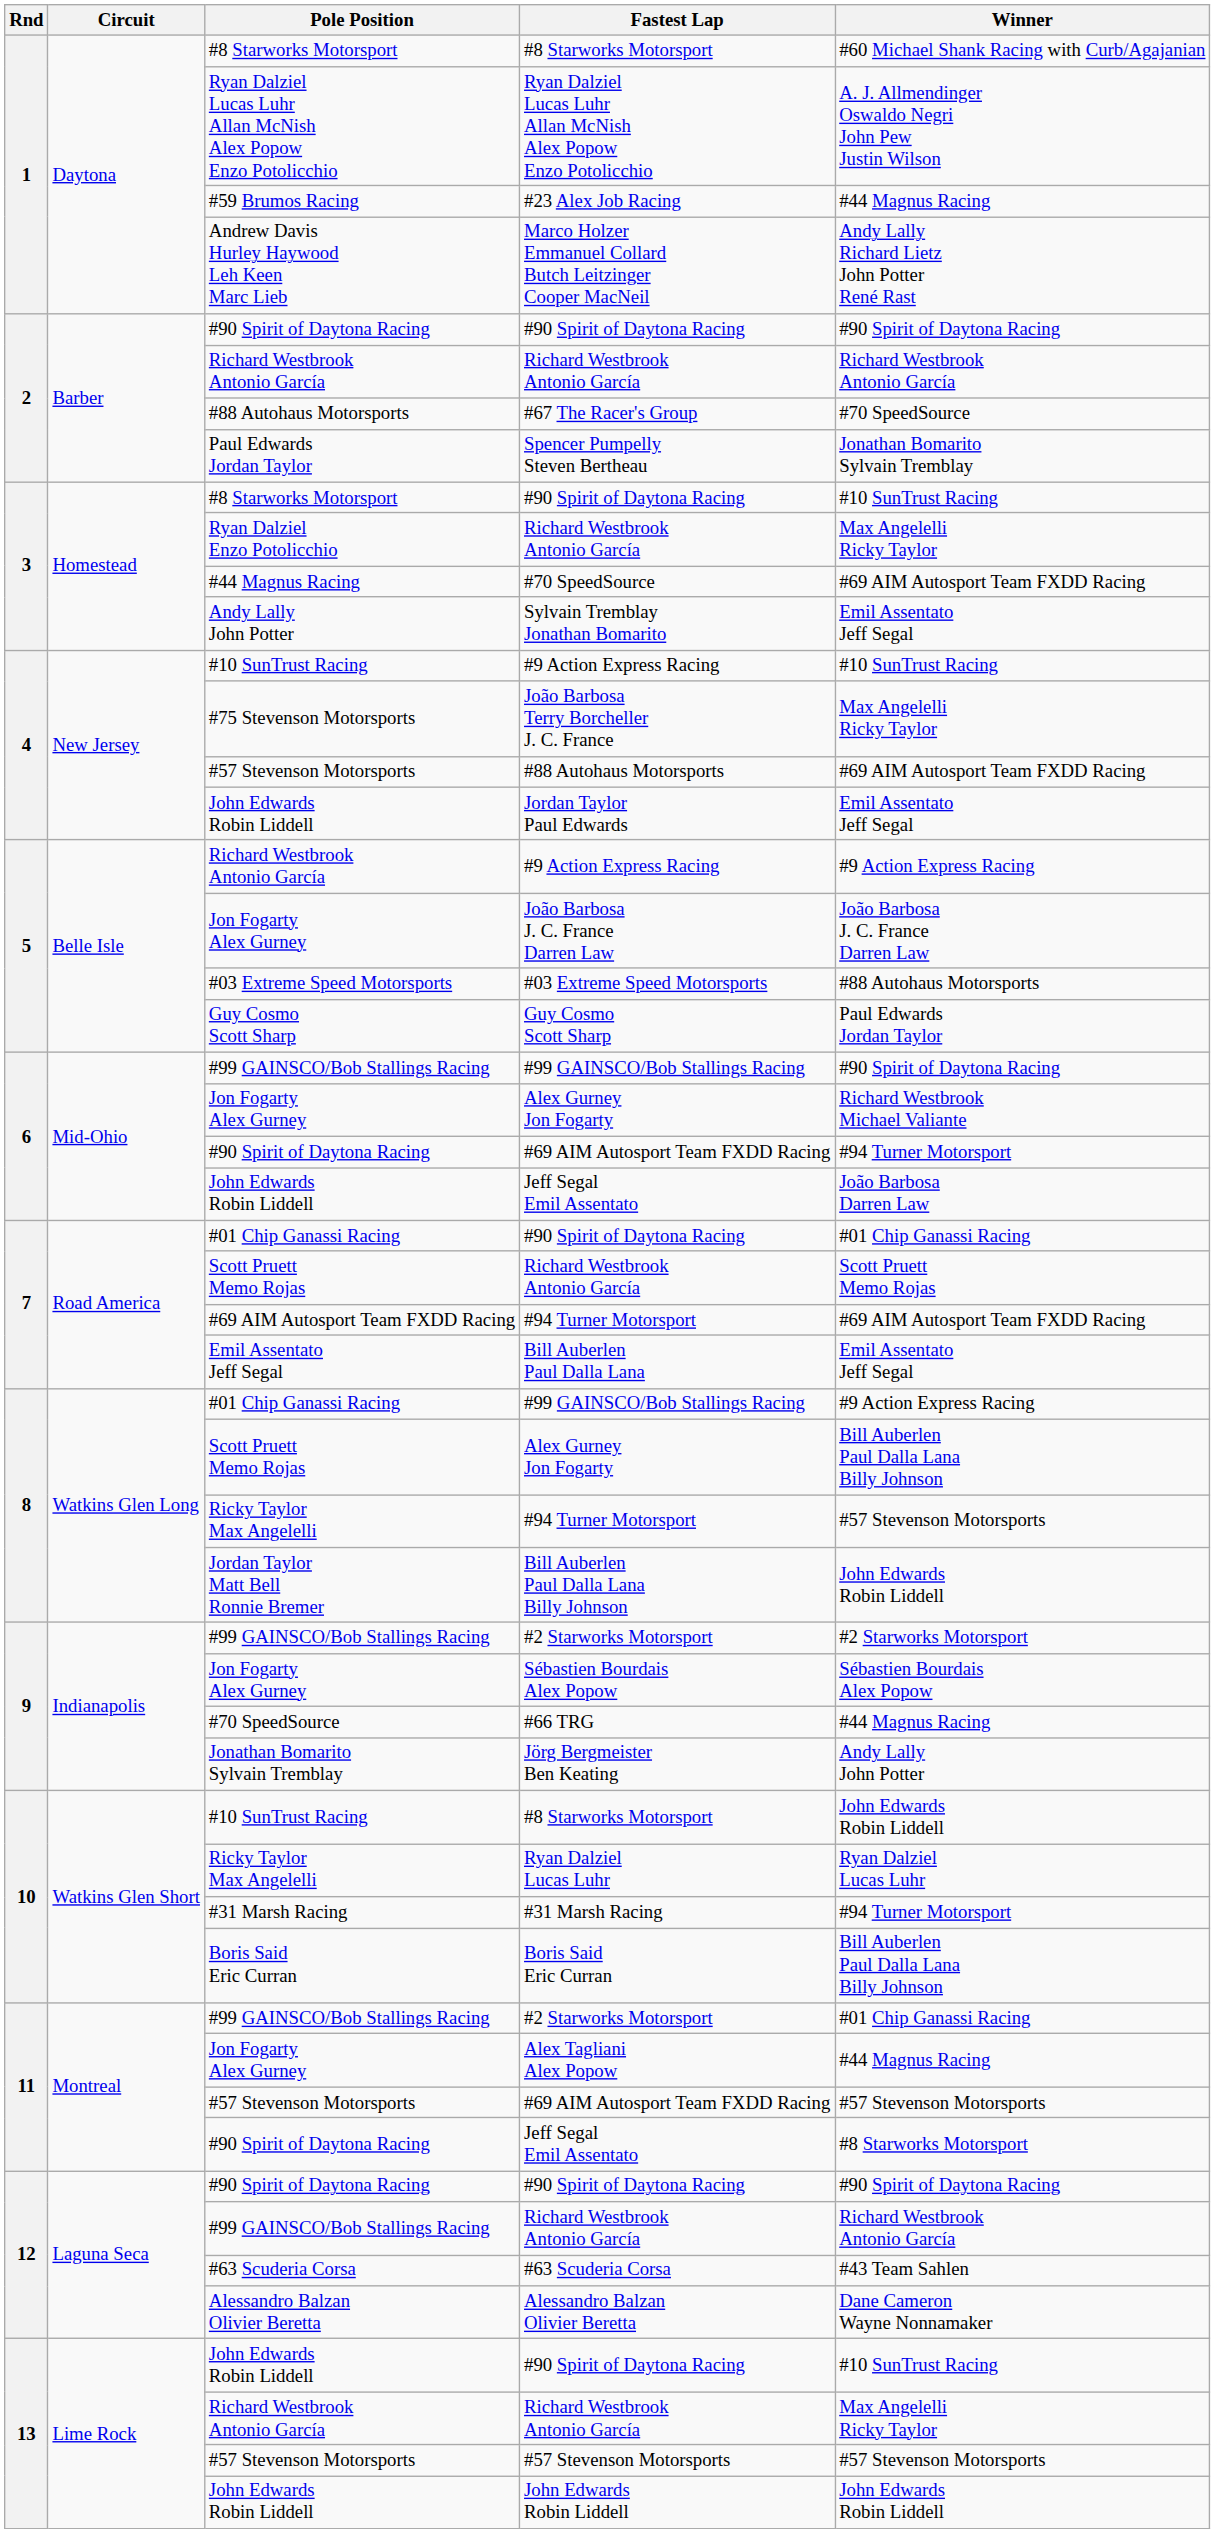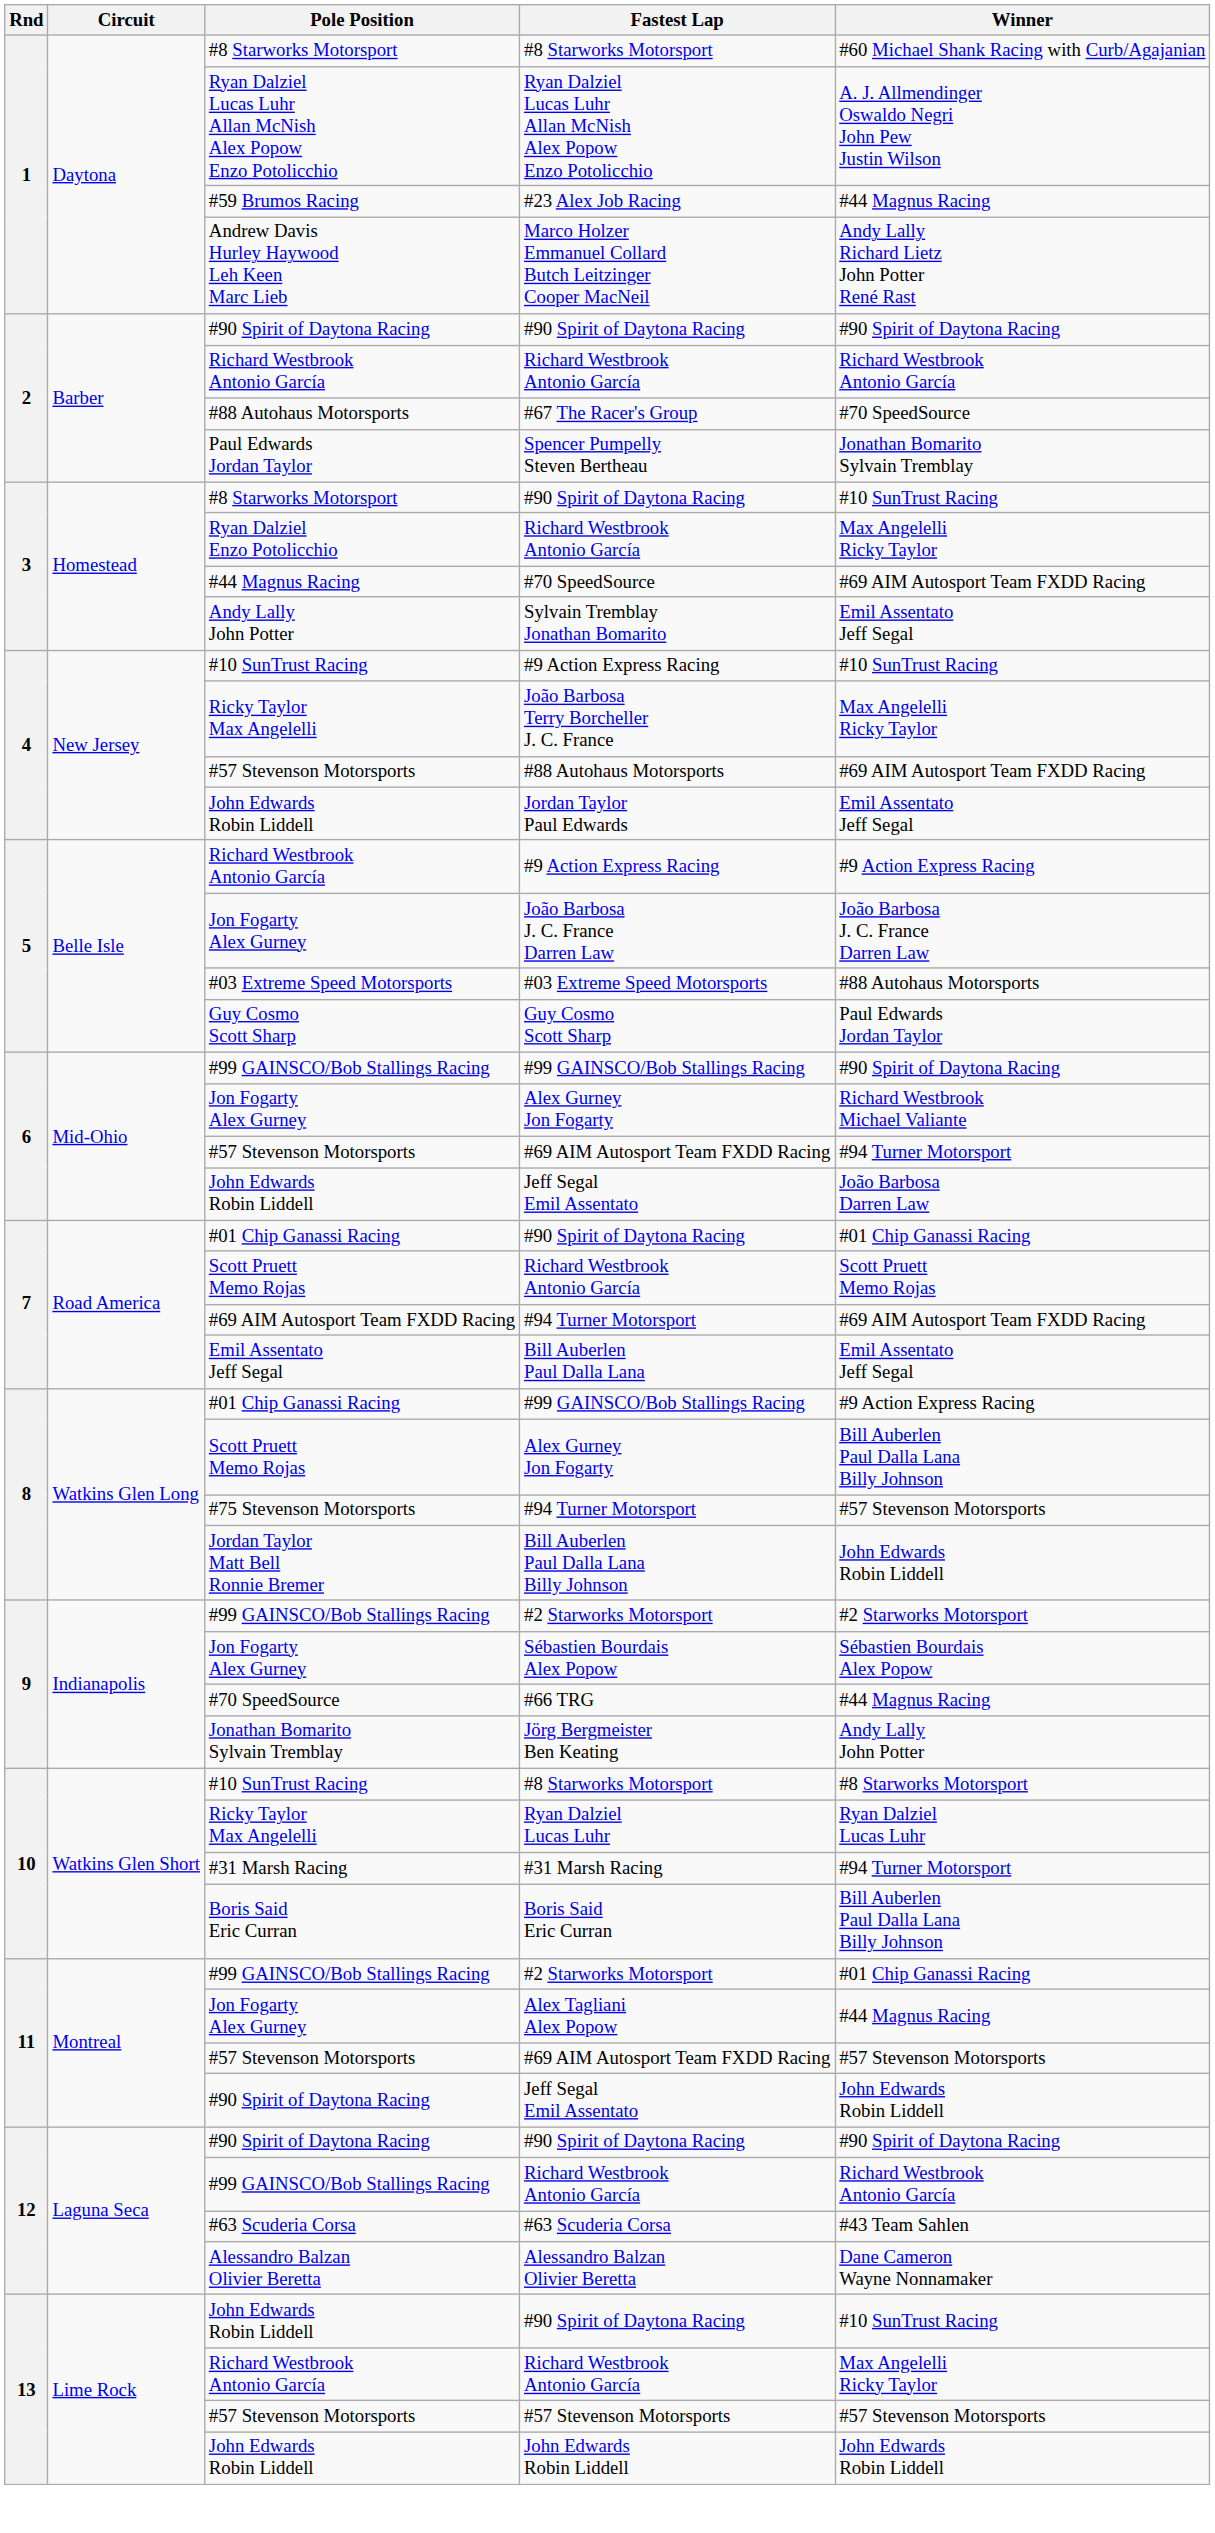(312, 718) #75 Stevenson Motorsports -> (263, 718) Ricky Taylor Max Angelelli
(319, 1151) #90 Spirit of Daytona Racing -> (312, 1151) #57 Stevenson Motorsports
(263, 1520) Ricky Taylor Max Angelelli -> (312, 1509) #75 Stevenson Motorsports
(892, 1816) John Edwards Robin Liddell -> (934, 1783) #8 Starworks Motorsport
(934, 2143) #8 Starworks Motorsport -> (892, 2099) John Edwards Robin Liddell
